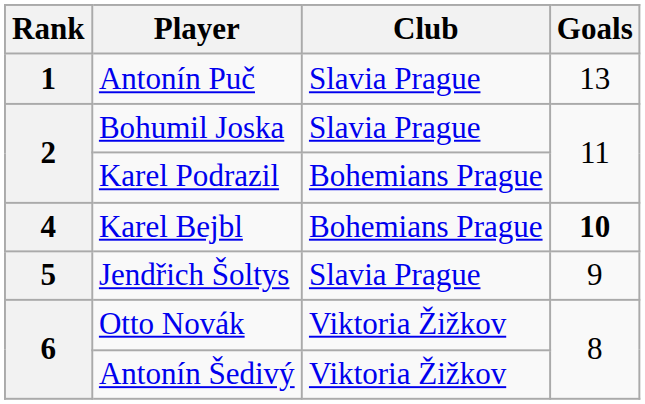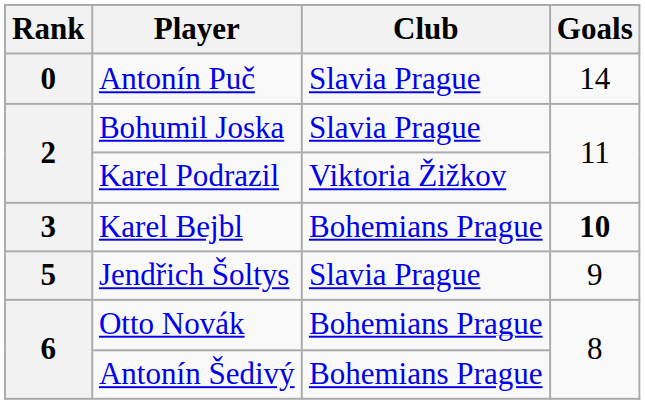(48, 78) 1 -> (48, 78) 0
(595, 78) 13 -> (595, 78) 14
(426, 176) Bohemians Prague -> (408, 176) Viktoria Žižkov
(48, 226) 4 -> (48, 226) 3
(408, 324) Viktoria Žižkov -> (426, 324) Bohemians Prague
(408, 373) Viktoria Žižkov -> (426, 373) Bohemians Prague
